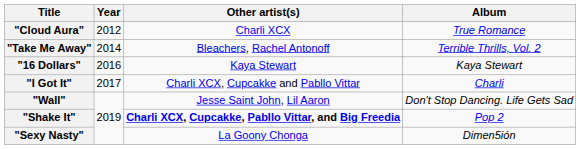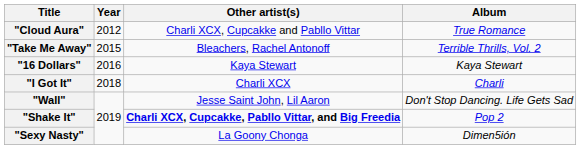(263, 30) Charli XCX -> (263, 30) Charli XCX, Cupcakke and Pabllo Vittar
(109, 48) 2014 -> (109, 48) 2015
(109, 83) 2017 -> (109, 83) 2018
(263, 83) Charli XCX, Cupcakke and Pabllo Vittar -> (263, 83) Charli XCX
